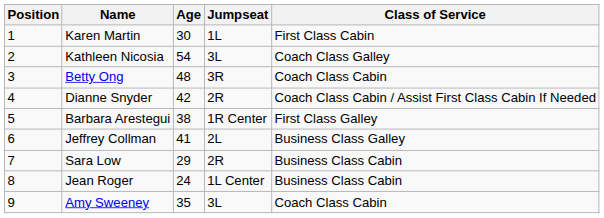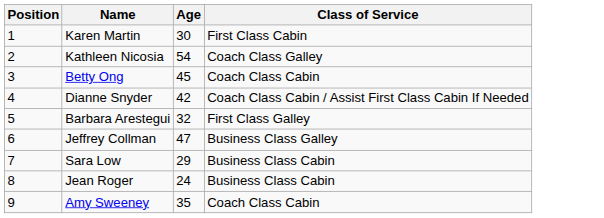- column: (238, 14)
(184, 77) 48 -> (184, 77) 45
(184, 118) 38 -> (184, 118) 32
(184, 139) 41 -> (184, 139) 47
